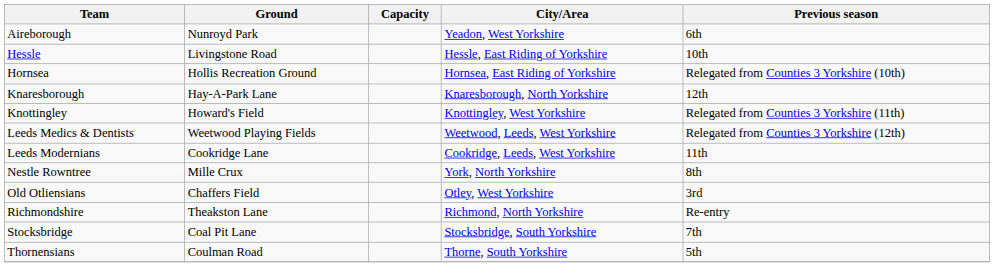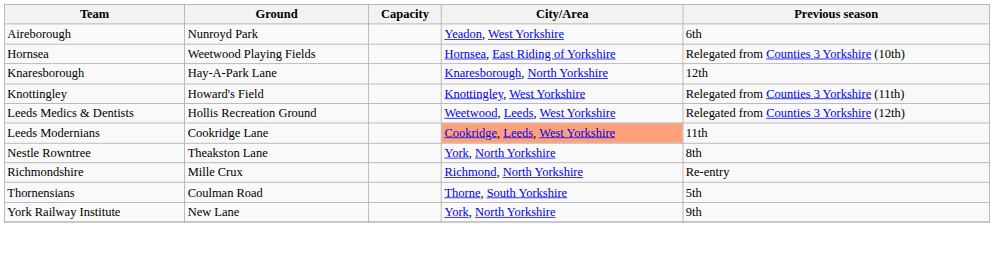- row: (24, 53)
(252, 73) Hollis Recreation Ground -> (252, 53) Weetwood Playing Fields
(252, 133) Weetwood Playing Fields -> (252, 113) Hollis Recreation Ground
(530, 152) no background -> (530, 133) lightsalmon background
(215, 172) Mille Crux -> (228, 152) Theakston Lane
- row: (46, 192)
(228, 212) Theakston Lane -> (215, 172) Mille Crux
- row: (40, 232)
+ row: (64, 212)
